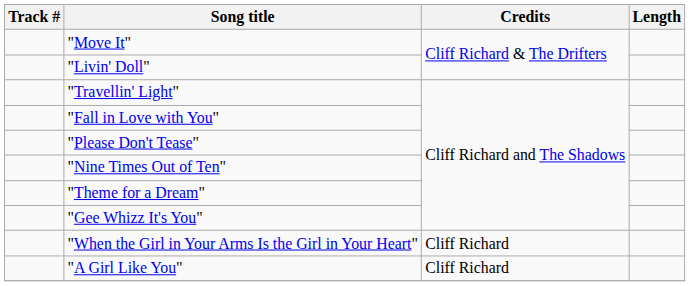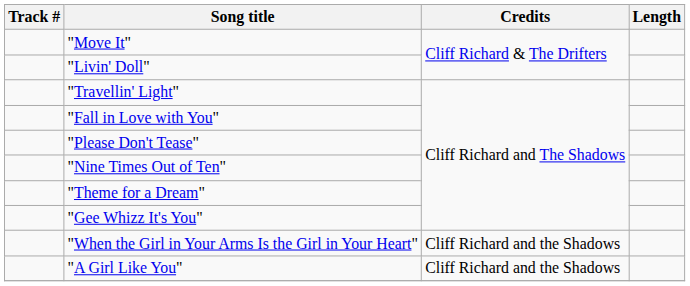(467, 243) Cliff Richard -> (523, 243) Cliff Richard and the Shadows
(467, 268) Cliff Richard -> (523, 268) Cliff Richard and the Shadows
